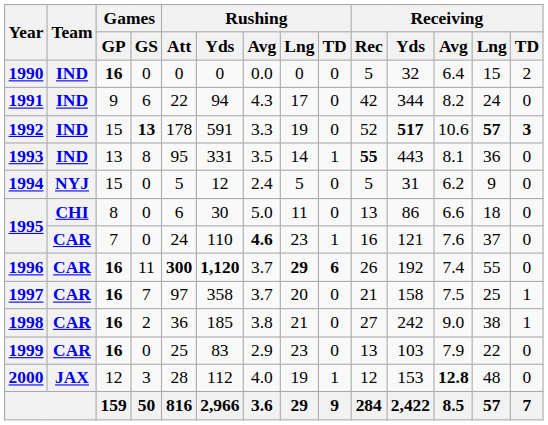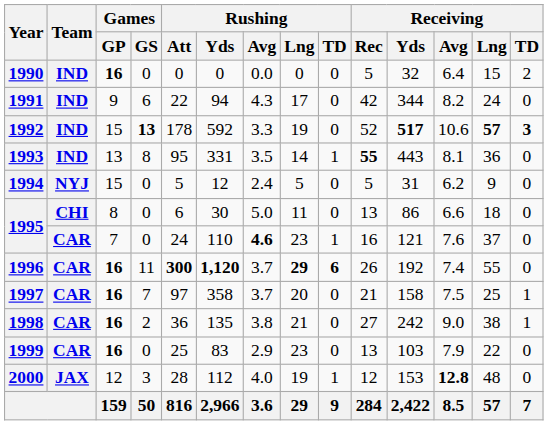(220, 128) 591 -> (220, 128) 592
(220, 322) 185 -> (220, 322) 135
